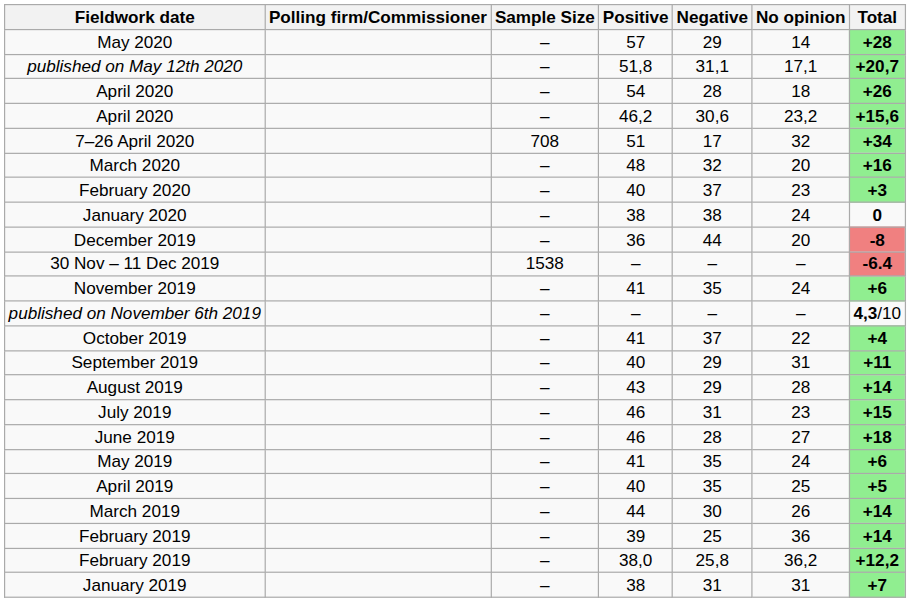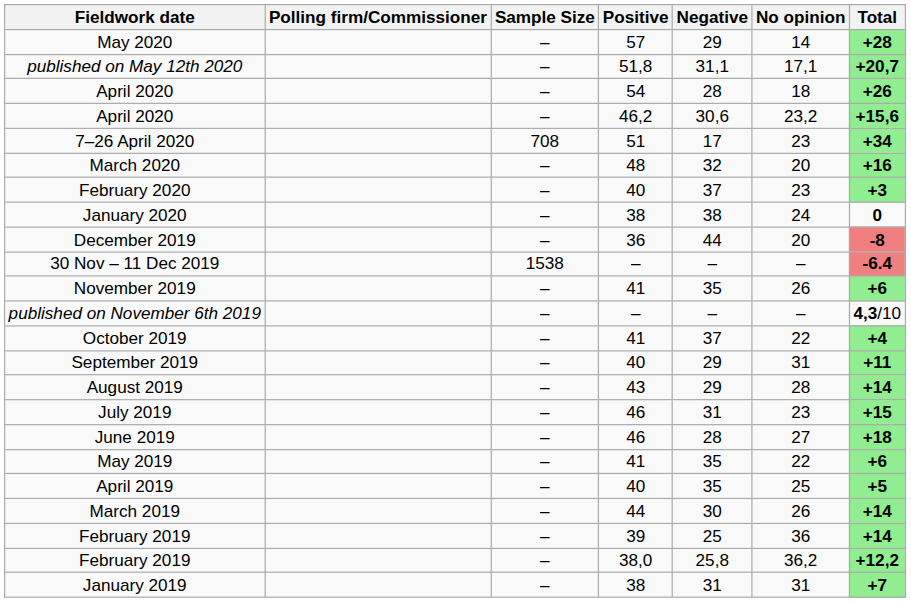(801, 141) 32 -> (801, 141) 23
(801, 289) 24 -> (801, 289) 26
(801, 462) 24 -> (801, 462) 22
